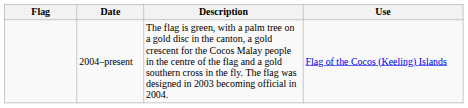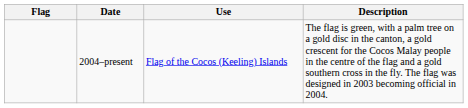columns swapped: (383, 12) <-> (223, 12)
